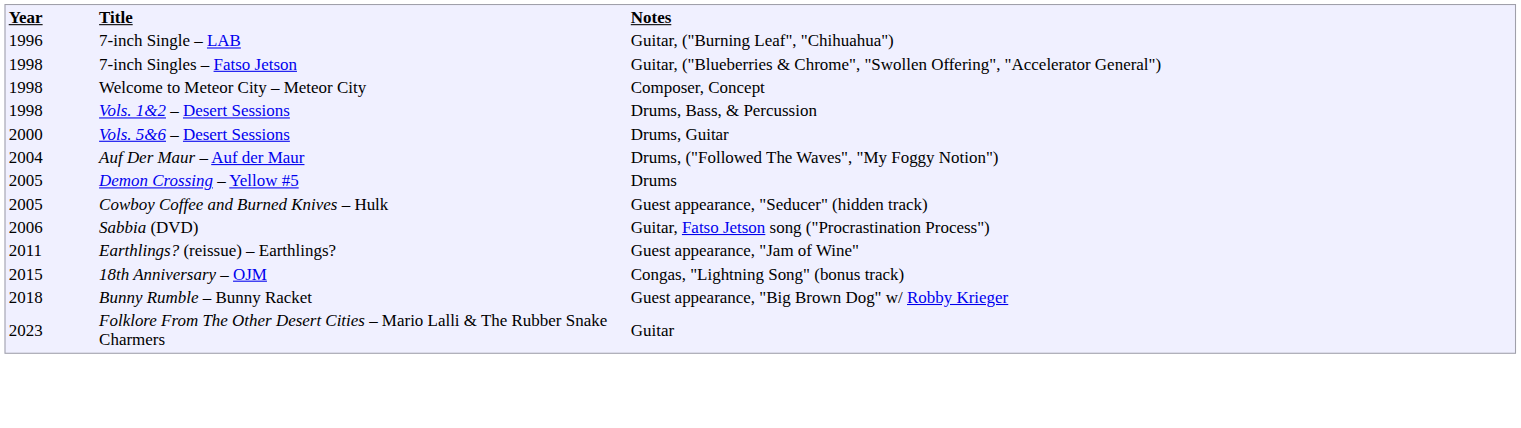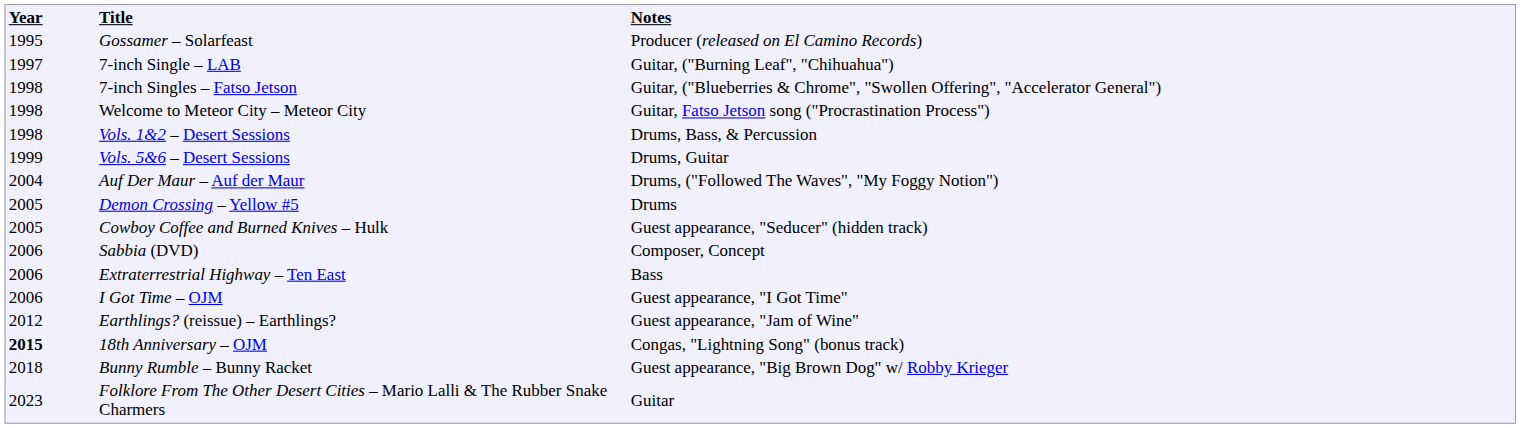+ row: (176, 41)
(26, 41) 1996 -> (26, 64) 1997
(698, 87) Composer, Concept -> (810, 111) Guitar, Fatso Jetson song ("Procrastination Process")
(26, 134) 2000 -> (26, 157) 1999
(810, 227) Guitar, Fatso Jetson song ("Procrastination Process") -> (698, 250) Composer, Concept
+ row: (222, 274)
+ row: (161, 297)
(25, 250) 2011 -> (26, 320) 2012
(26, 274) normal -> (26, 344) bold
